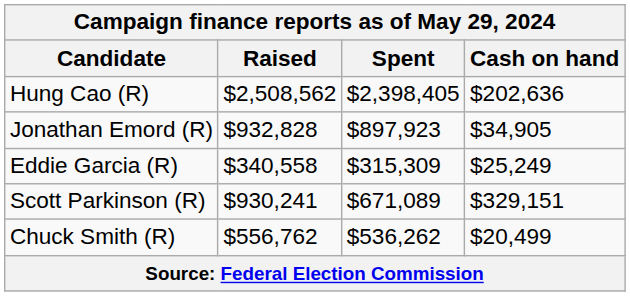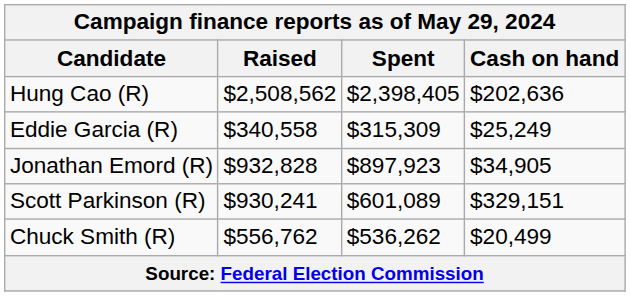rows swapped: (111, 129) <-> (94, 165)
(394, 201) $671,089 -> (394, 201) $601,089
